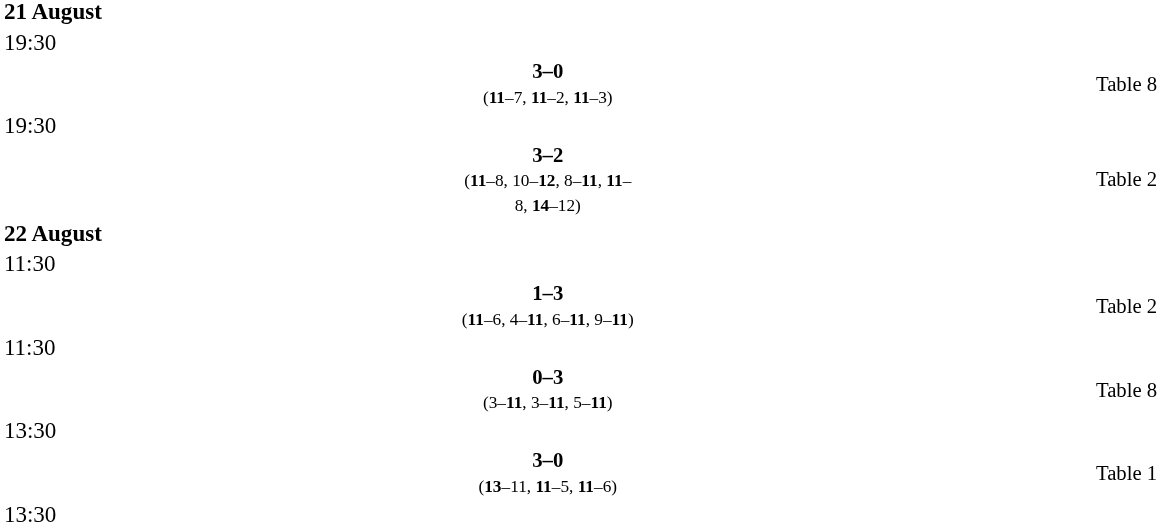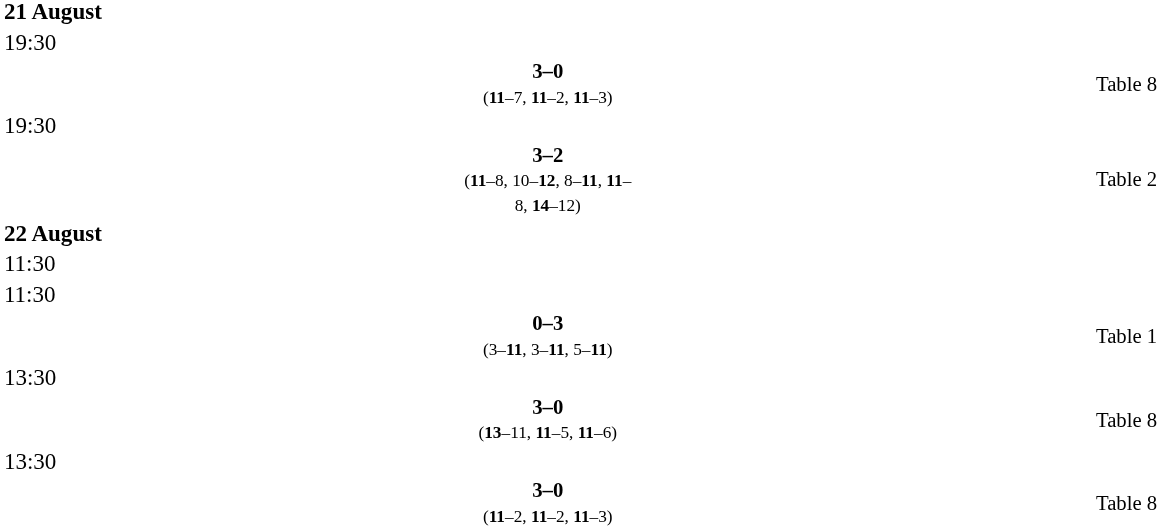- row: (229, 306)
(1127, 389) Table 8 -> (1127, 335) Table 1
(1127, 472) Table 1 -> (1127, 419) Table 8
+ row: (229, 503)
